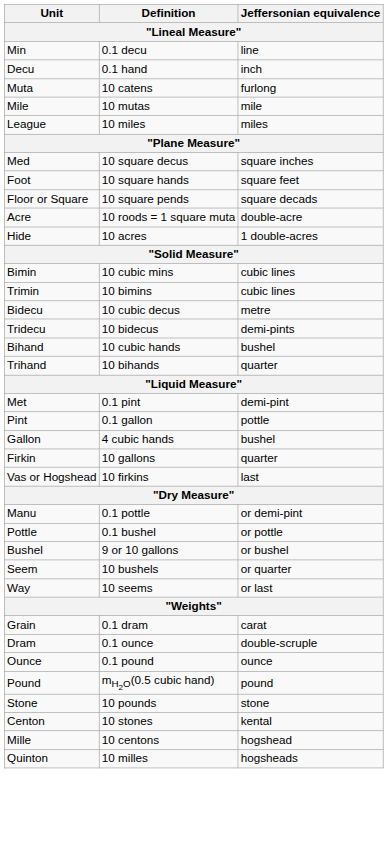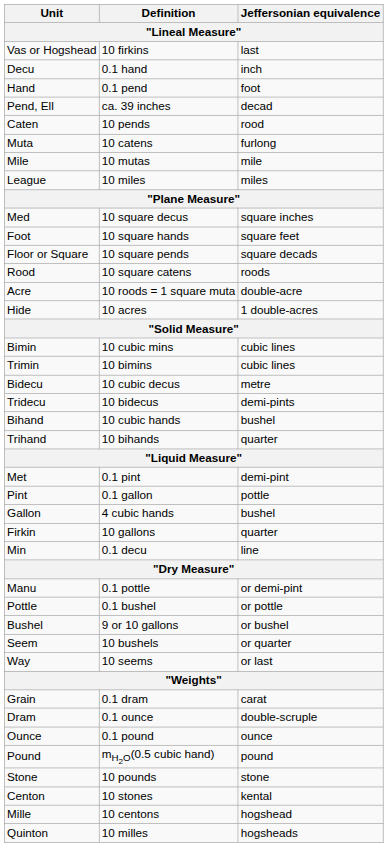rows swapped: (16, 50) <-> (52, 476)
+ row: (21, 87)
+ row: (30, 106)
+ row: (23, 124)
+ row: (21, 273)
